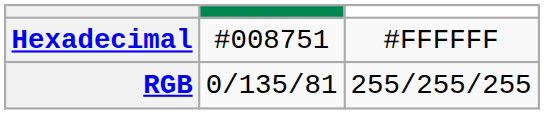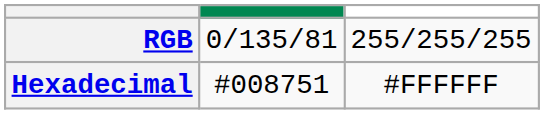rows swapped: (168, 85) <-> (102, 40)
